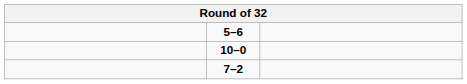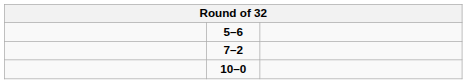rows swapped: (233, 50) <-> (233, 69)
